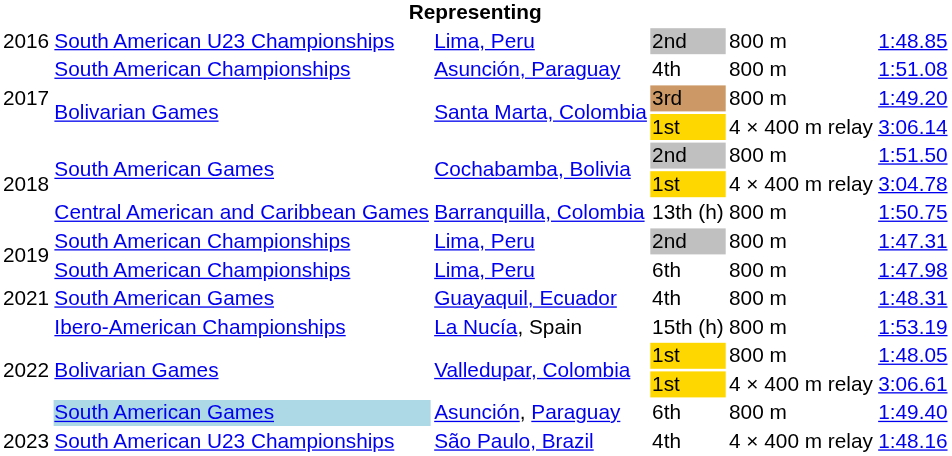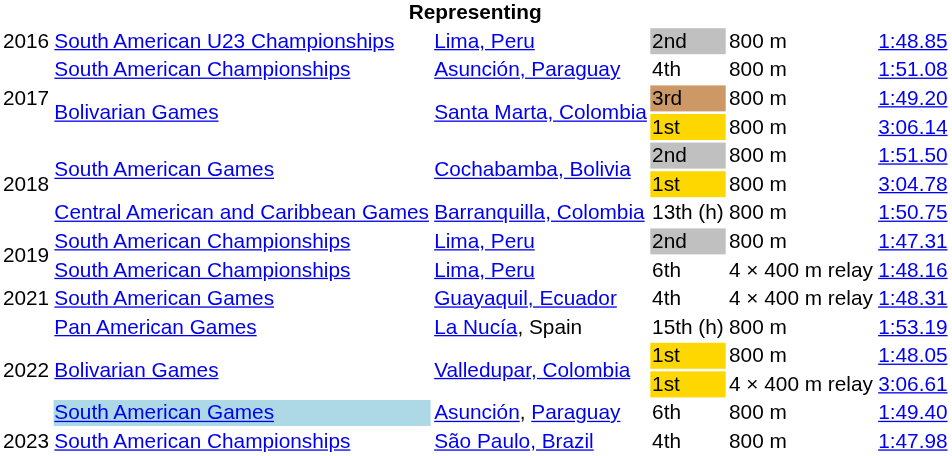(801, 126) 4 × 400 m relay -> (758, 126) 800 m
(801, 184) 4 × 400 m relay -> (758, 184) 800 m
(758, 269) 800 m -> (801, 269) 4 × 400 m relay
(913, 269) 1:47.98 -> (913, 269) 1:48.16
(758, 298) 800 m -> (801, 298) 4 × 400 m relay
(200, 327) Ibero-American Championships -> (156, 327) Pan American Games
(224, 441) South American U23 Championships -> (202, 441) South American Championships
(801, 441) 4 × 400 m relay -> (758, 441) 800 m
(913, 441) 1:48.16 -> (913, 441) 1:47.98
